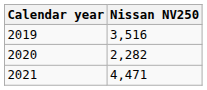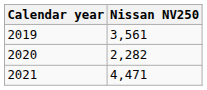(129, 35) 3,516 -> (129, 35) 3,561
